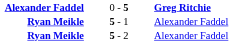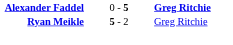- row: (119, 21)
(191, 36) Alexander Faddel -> (181, 21) Greg Ritchie
